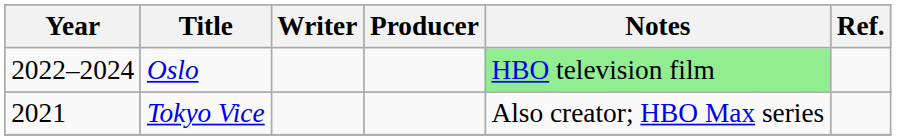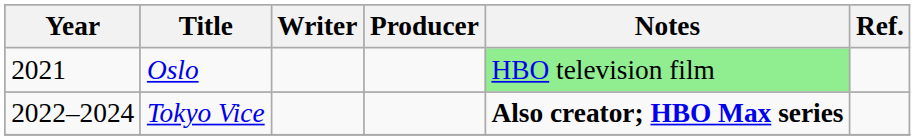(73, 69) 2022–2024 -> (39, 69) 2021
(39, 112) 2021 -> (73, 112) 2022–2024
(658, 112) normal -> (667, 112) bold
